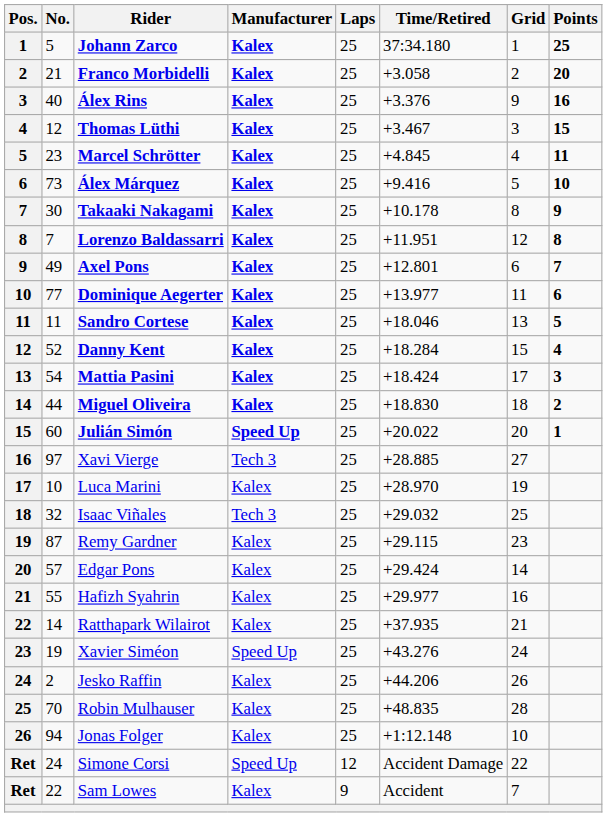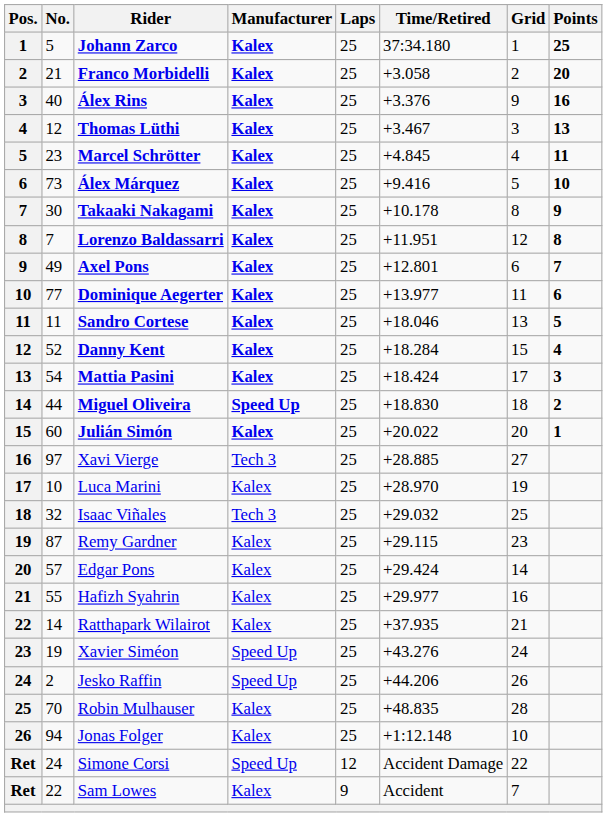(562, 128) 15 -> (562, 128) 13
(252, 404) Kalex -> (266, 404) Speed Up
(266, 432) Speed Up -> (252, 432) Kalex
(251, 680) Kalex -> (264, 680) Speed Up
